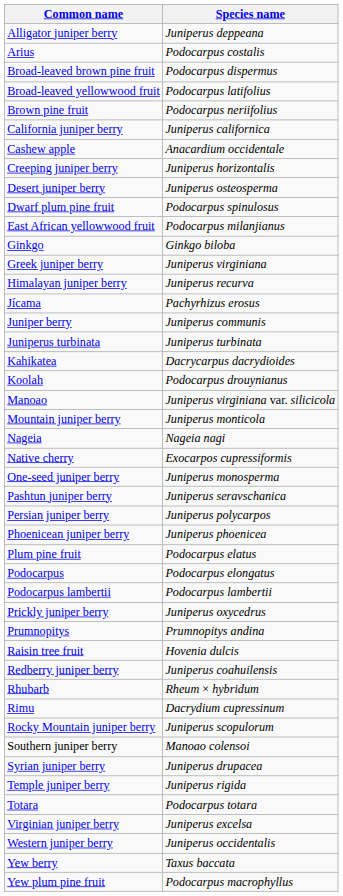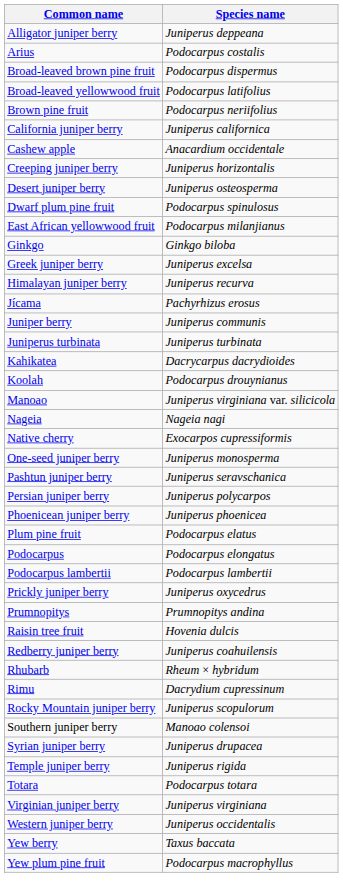(216, 264) Juniperus virginiana -> (209, 264) Juniperus excelsa
- row: (64, 419)
(209, 824) Juniperus excelsa -> (216, 804) Juniperus virginiana
